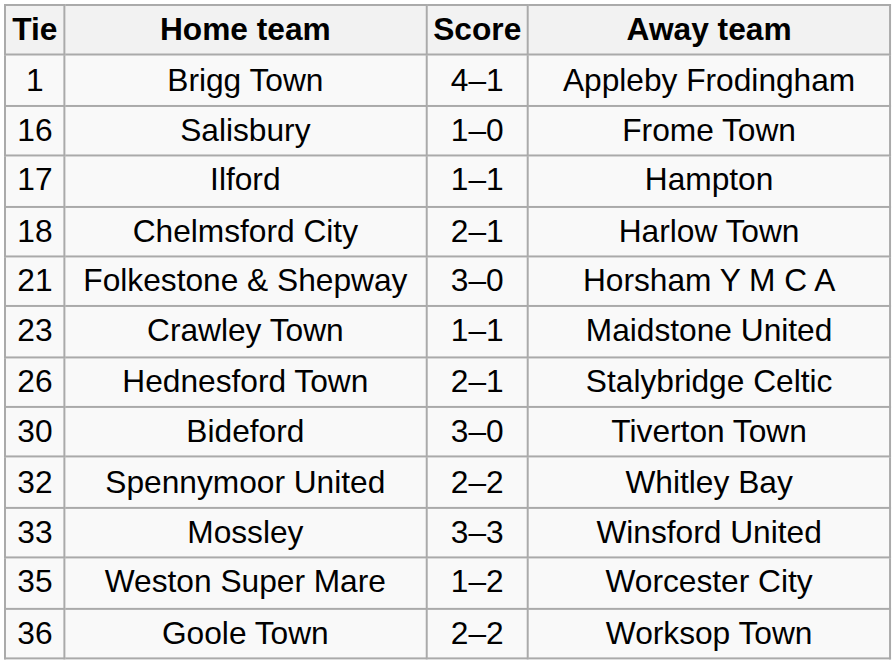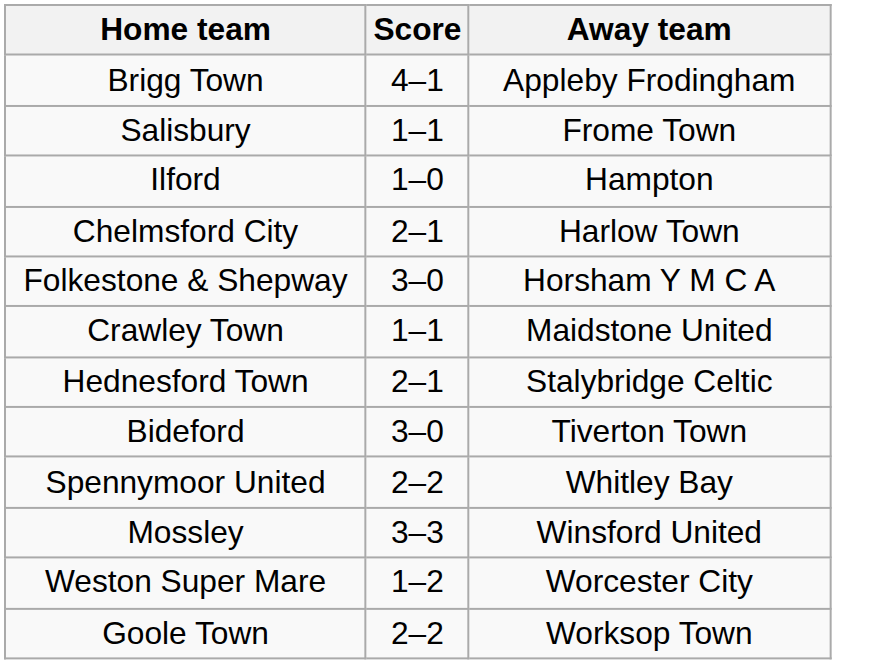- column: (35, 29)
(477, 130) 1–0 -> (417, 130) 1–1
(477, 180) 1–1 -> (417, 180) 1–0
